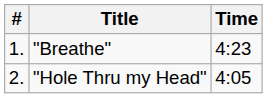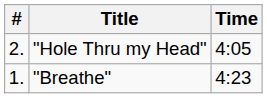rows swapped: (72, 48) <-> (120, 78)
